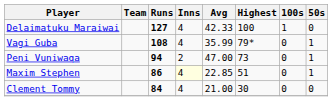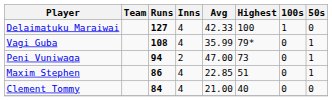(181, 73) lightyellow background -> (181, 73) no background
(243, 88) 30 -> (243, 88) 40
